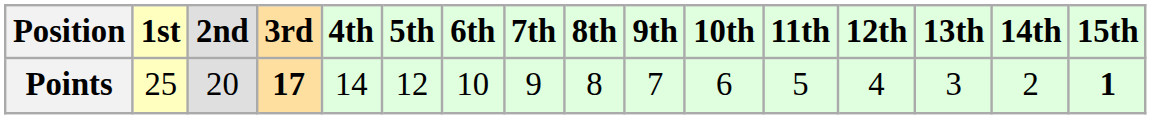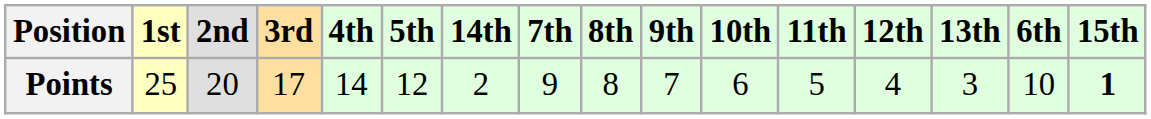columns swapped: (473, 31) <-> (1031, 31)
(289, 84) bold -> (289, 84) normal
